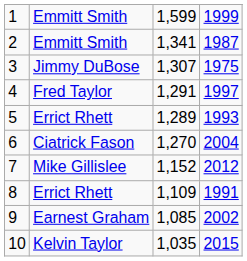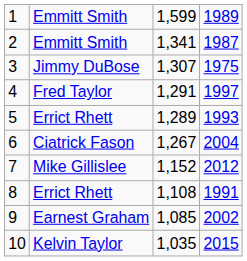(221, 17) 1999 -> (221, 17) 1989
(176, 142) 1,270 -> (176, 142) 1,267
(176, 192) 1,109 -> (176, 192) 1,108
